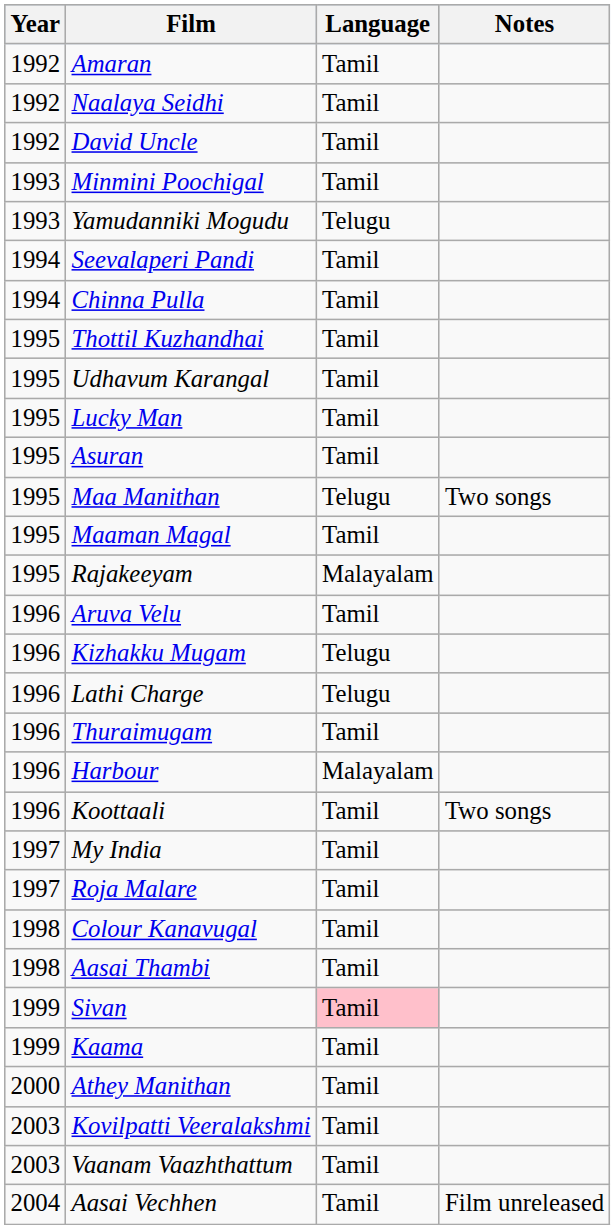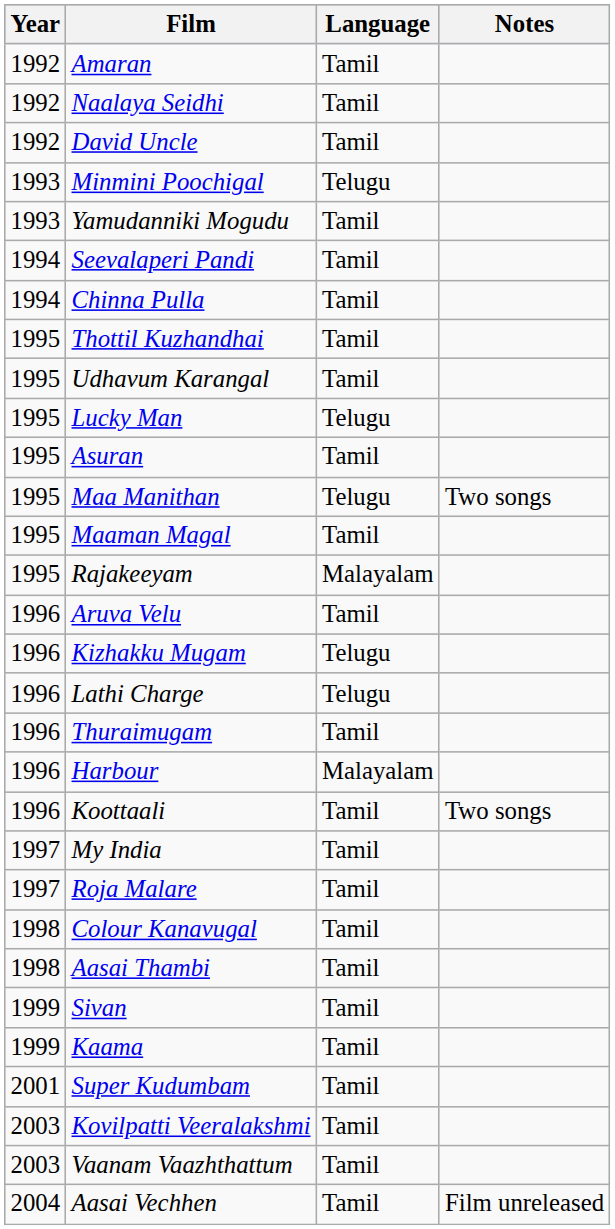(351, 181) Tamil -> (356, 181) Telugu
(356, 220) Telugu -> (351, 220) Tamil
(351, 417) Tamil -> (356, 417) Telugu
(351, 1007) pink background -> (351, 1007) no background
- row: (151, 1086)
+ row: (161, 1086)
